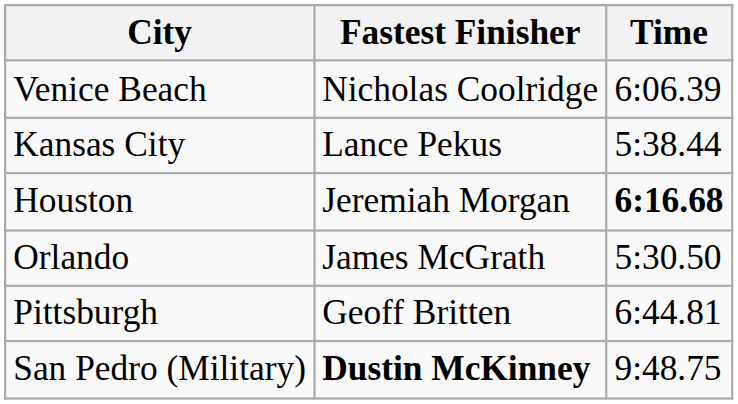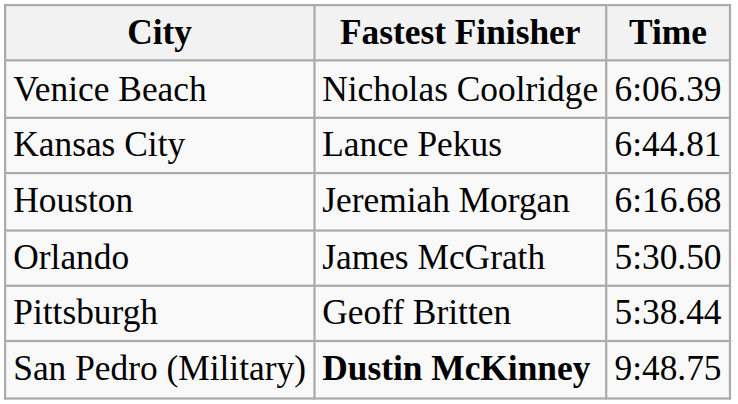(668, 144) 5:38.44 -> (668, 144) 6:44.81
(669, 200) bold -> (668, 200) normal
(668, 312) 6:44.81 -> (668, 312) 5:38.44
